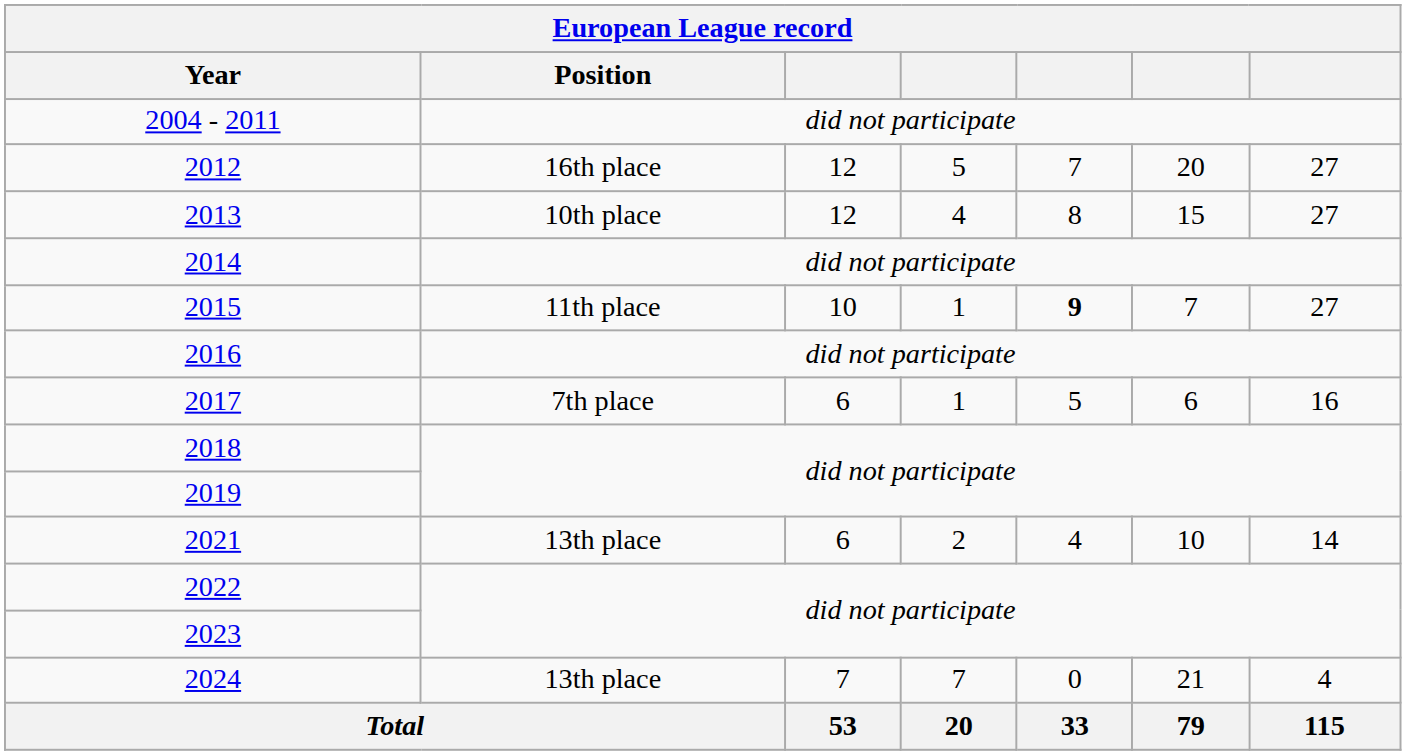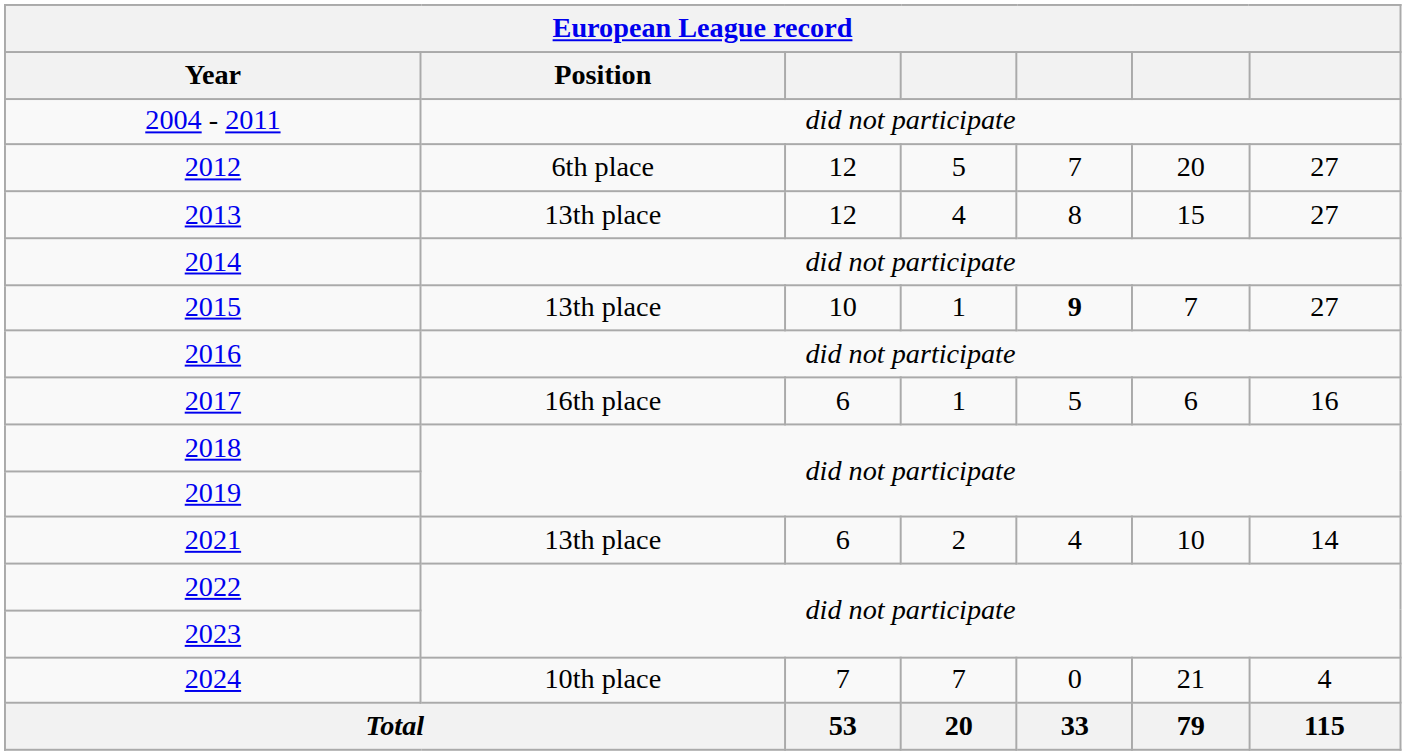(603, 167) 16th place -> (603, 167) 6th place
(603, 214) 10th place -> (603, 214) 13th place
(603, 307) 11th place -> (603, 307) 13th place
(603, 400) 7th place -> (603, 400) 16th place
(603, 679) 13th place -> (603, 679) 10th place
